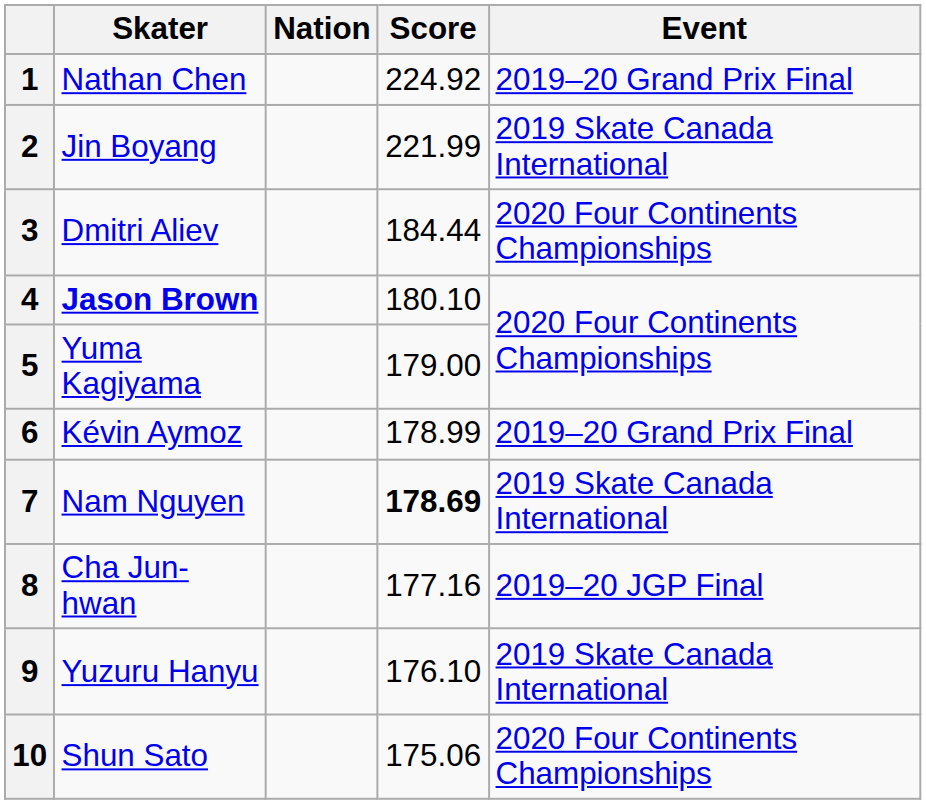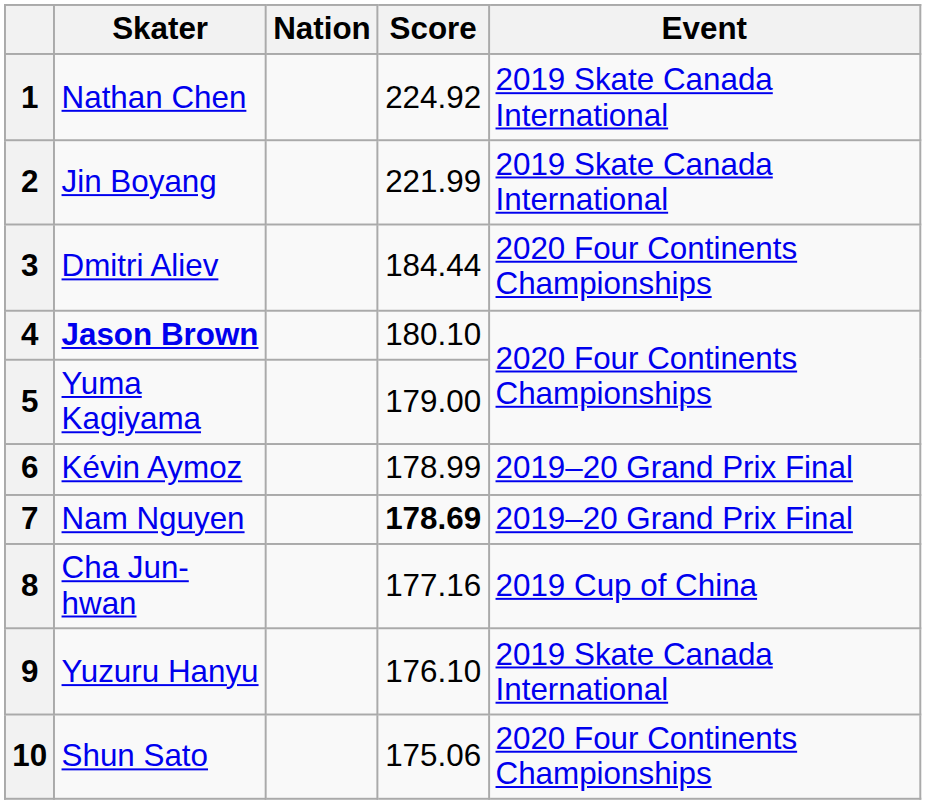(674, 79) 2019–20 Grand Prix Final -> (634, 96) 2019 Skate Canada International
(634, 500) 2019 Skate Canada International -> (674, 518) 2019–20 Grand Prix Final
(629, 586) 2019–20 JGP Final -> (626, 586) 2019 Cup of China
